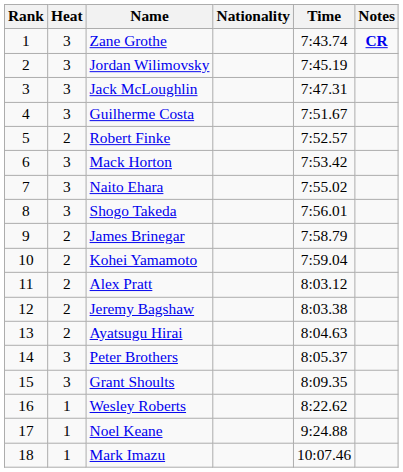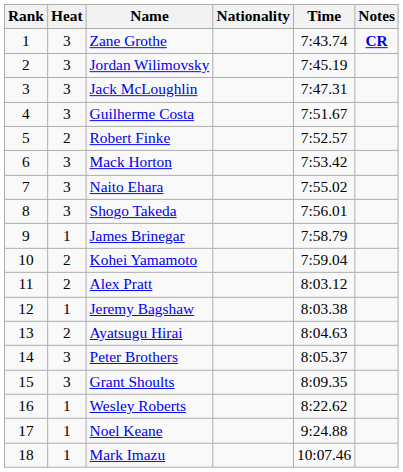(67, 235) 2 -> (67, 235) 1
(67, 308) 2 -> (67, 308) 1
